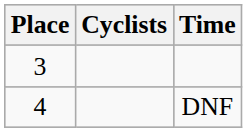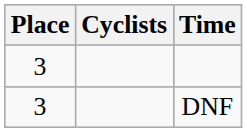(40, 106) 4 -> (40, 106) 3
